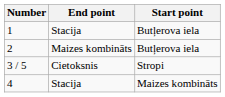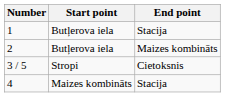columns swapped: (177, 13) <-> (92, 13)
